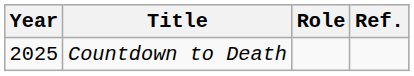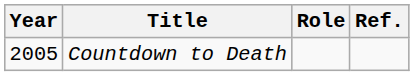(34, 54) 2025 -> (34, 54) 2005
